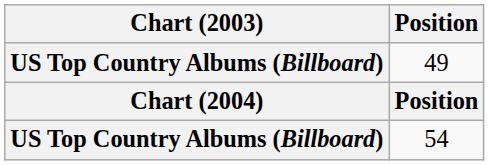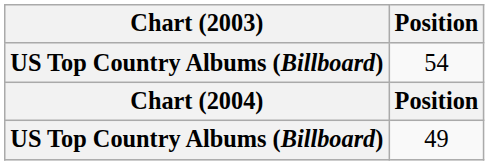rows swapped: (436, 62) <-> (436, 139)
